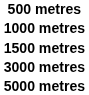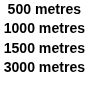- row: (44, 87)
